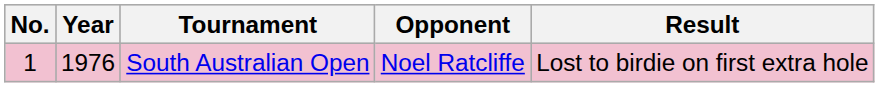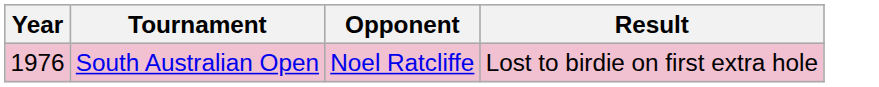- column: (30, 24)
